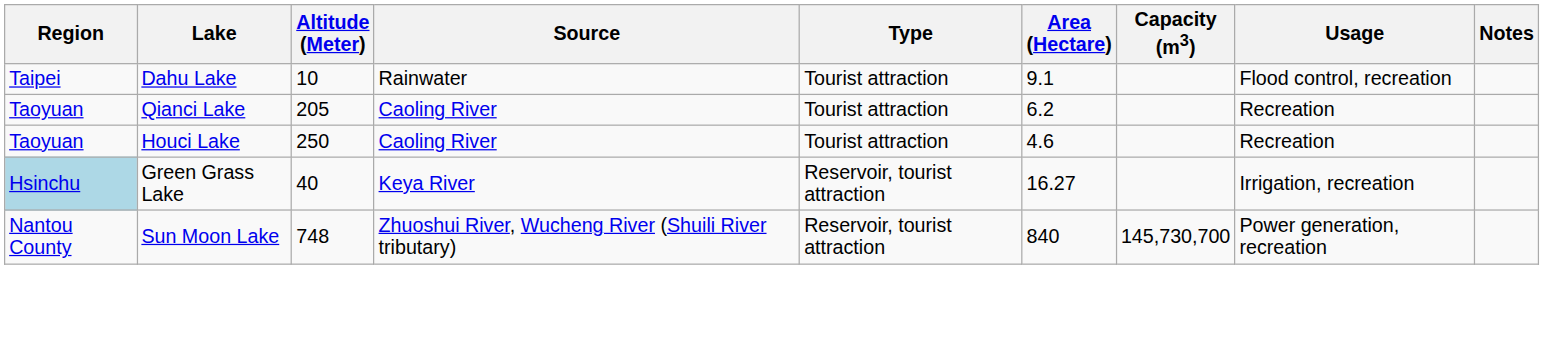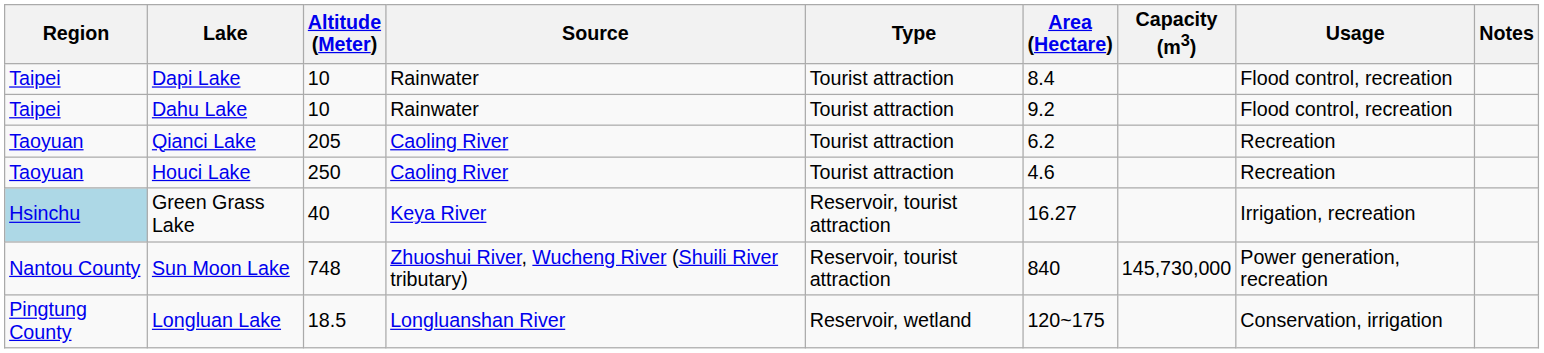+ row: (196, 78)
(1040, 78) 9.1 -> (1041, 109) 9.2
(1176, 236) 145,730,700 -> (1177, 268) 145,730,000
+ row: (216, 321)
